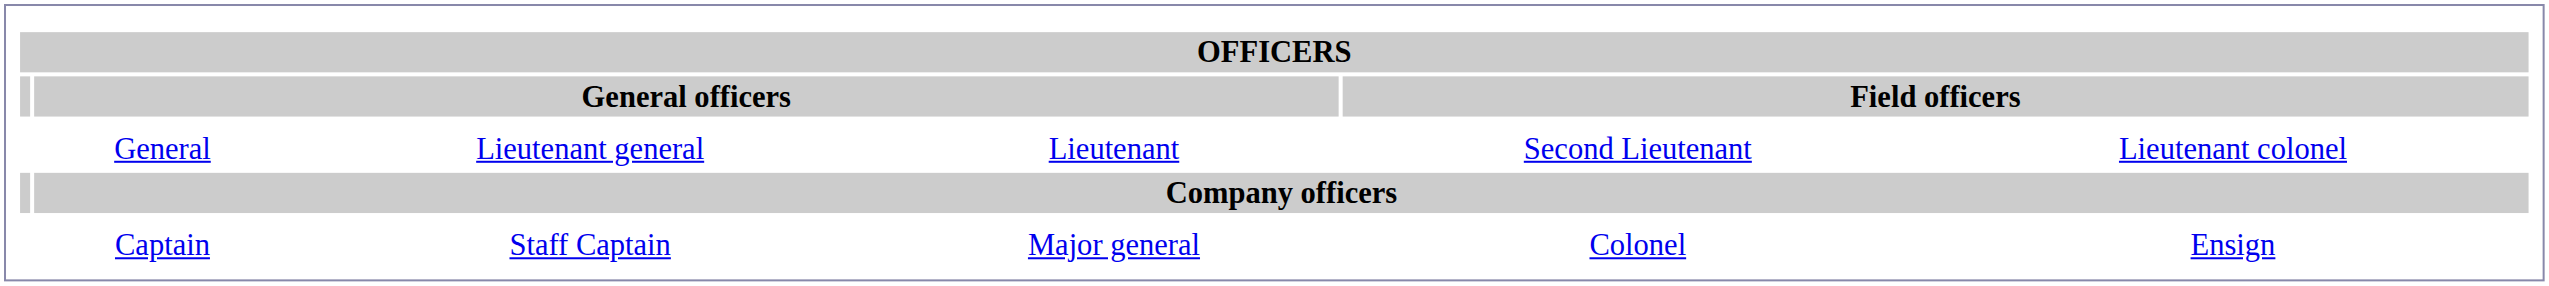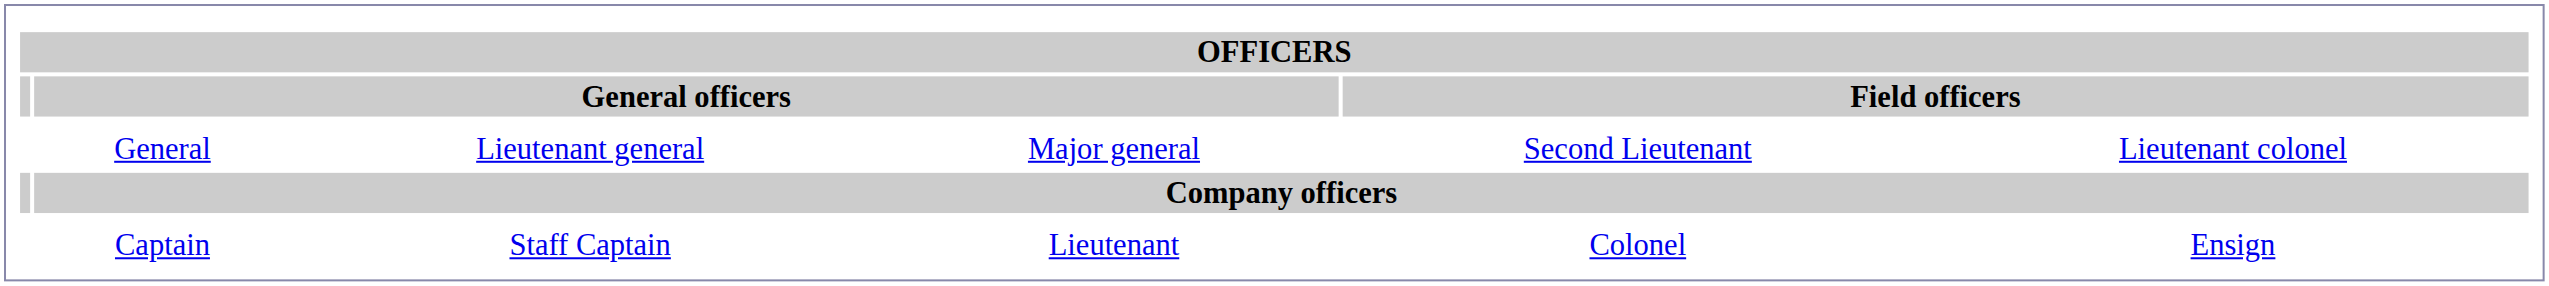(1114, 148) Lieutenant -> (1114, 148) Major general
(1114, 244) Major general -> (1114, 244) Lieutenant
